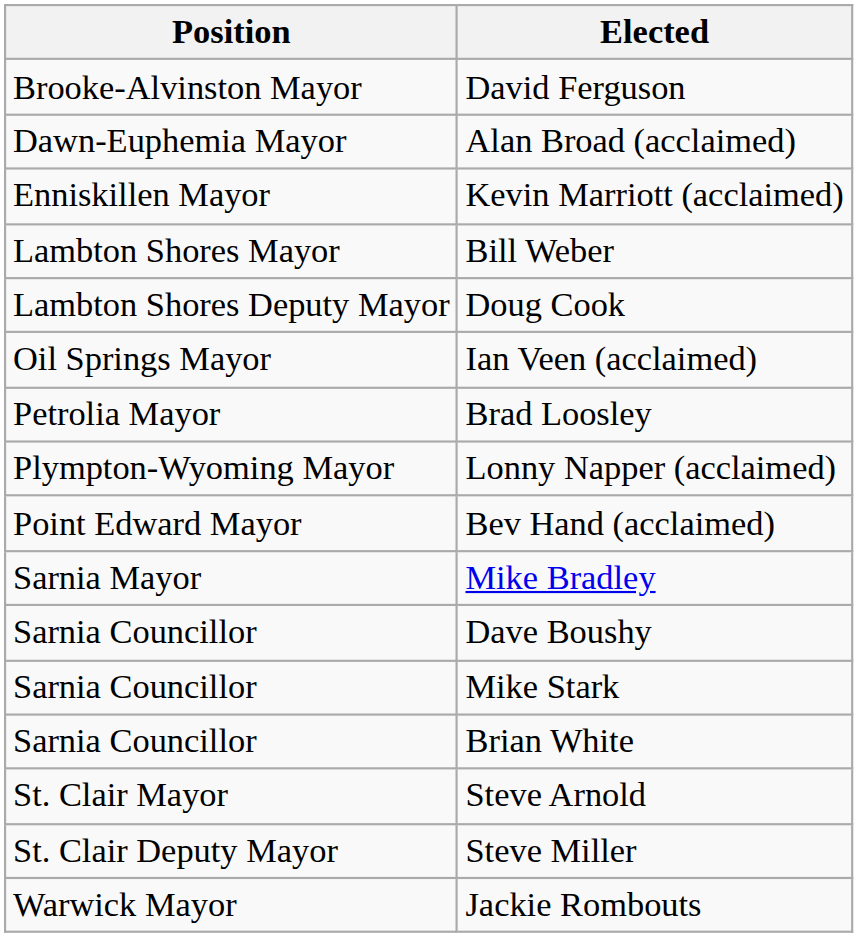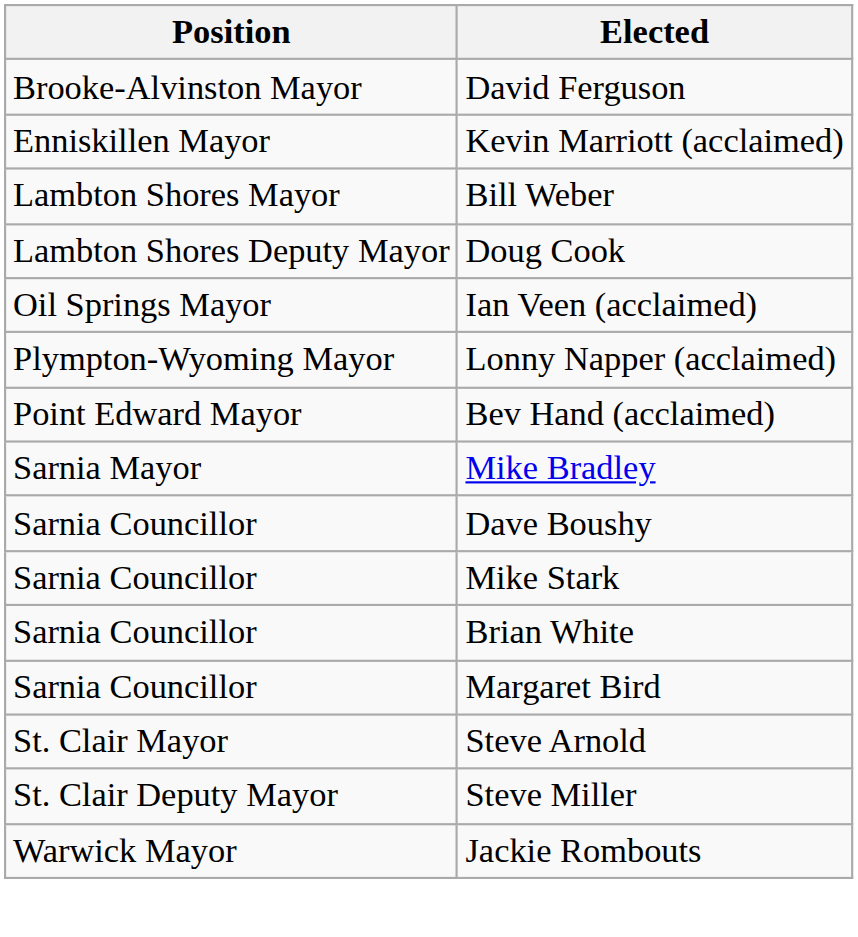- row: (631, 140)
- row: (559, 413)
+ row: (563, 686)
